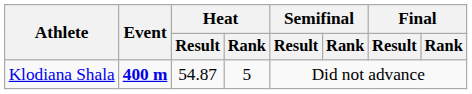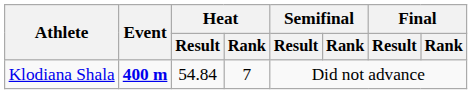(198, 74) 54.87 -> (198, 74) 54.84
(247, 74) 5 -> (247, 74) 7
